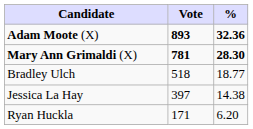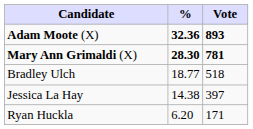columns swapped: (191, 14) <-> (231, 14)
